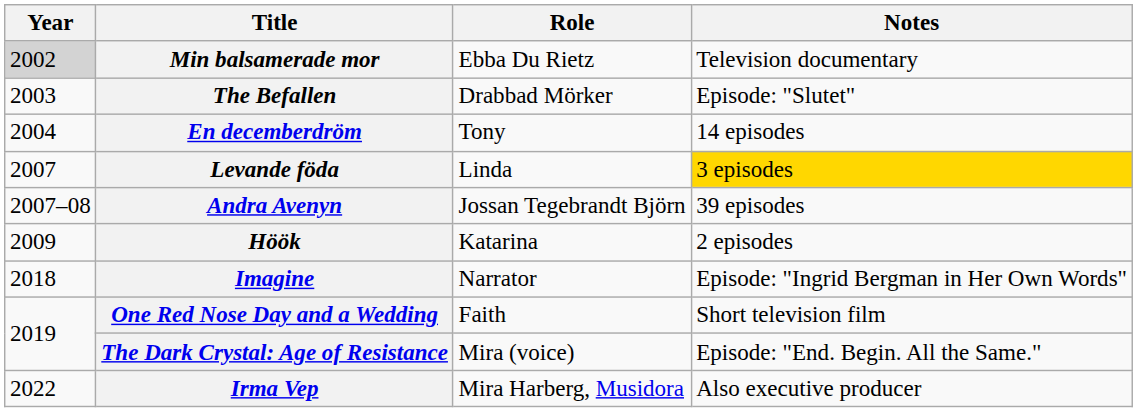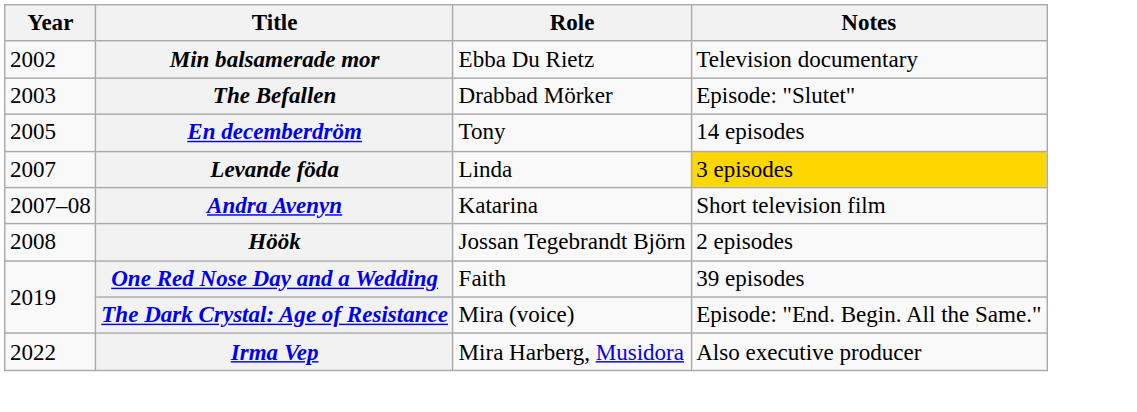(33, 59) lightgrey background -> (33, 59) no background
(33, 132) 2004 -> (33, 132) 2005
(572, 205) Jossan Tegebrandt Björn -> (498, 205) Katarina
(750, 205) 39 episodes -> (791, 205) Short television film
(33, 242) 2009 -> (33, 242) 2008
(498, 242) Katarina -> (572, 242) Jossan Tegebrandt Björn
- row: (275, 278)
(791, 315) Short television film -> (750, 278) 39 episodes
